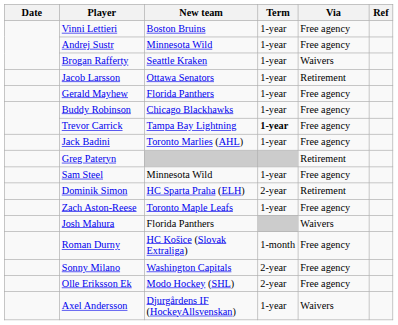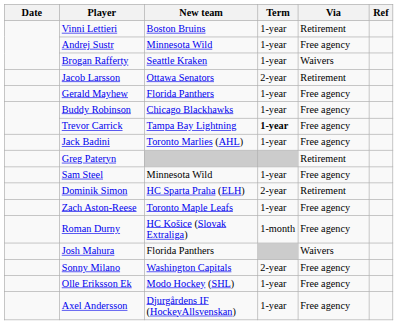(325, 28) Free agency -> (323, 28) Retirement
(273, 77) 1-year -> (273, 77) 2-year
rows swapped: (88, 223) <-> (91, 245)
(273, 283) 2-year -> (273, 283) 1-year
(317, 305) Waivers -> (325, 305) Free agency
